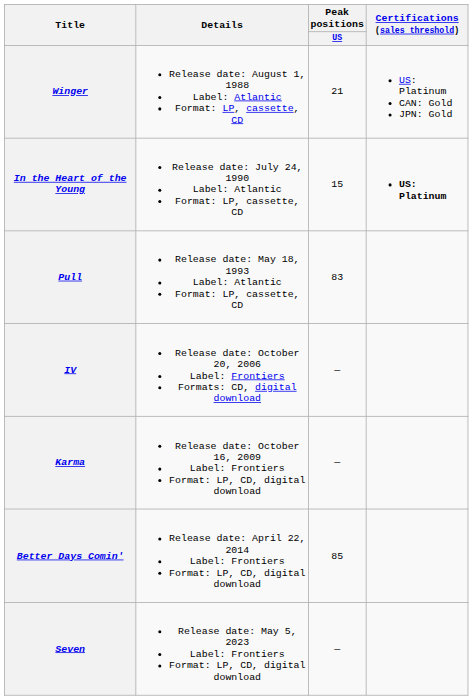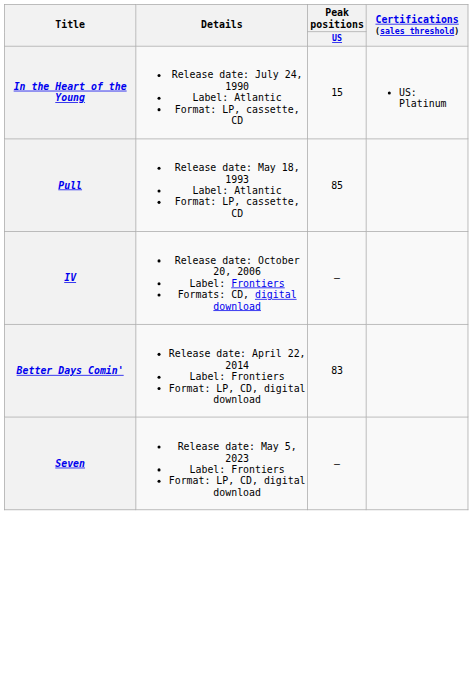- row: (70, 91)
(417, 190) bold -> (417, 98) normal
(337, 277) 83 -> (337, 185) 85
- row: (70, 463)
(337, 556) 85 -> (337, 371) 83
